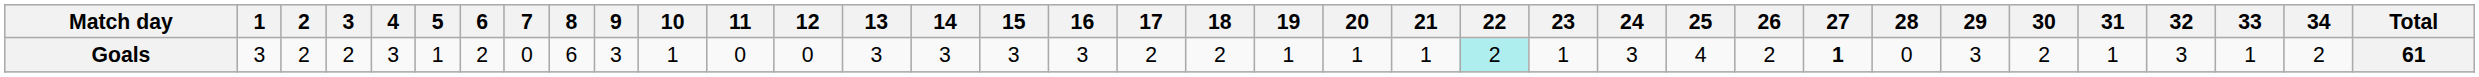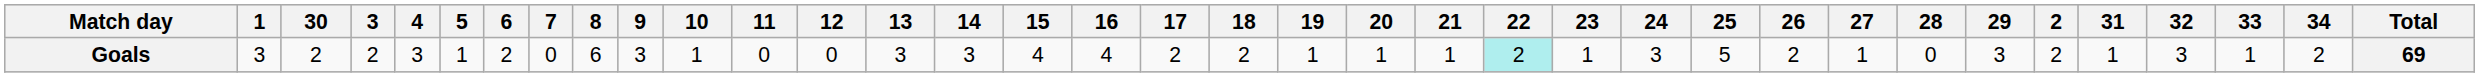columns swapped: (304, 21) <-> (2044, 21)
(1014, 55) 3 -> (1038, 55) 4
(1082, 55) 3 -> (1107, 55) 4
(1701, 55) 4 -> (1725, 55) 5
(1838, 55) bold -> (1862, 55) normal
(2414, 55) 61 -> (2414, 55) 69
